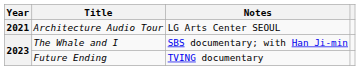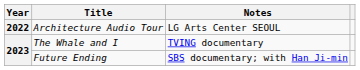(18, 27) 2021 -> (18, 27) 2022
(258, 42) SBS documentary; with Han Ji-min -> (216, 42) TVING documentary
(216, 58) TVING documentary -> (258, 58) SBS documentary; with Han Ji-min
